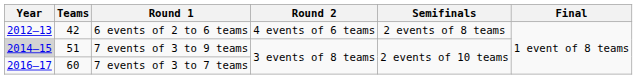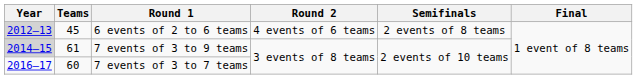(29, 30) no background -> (29, 30) lightgrey background
(73, 30) 42 -> (73, 30) 45
(73, 48) 51 -> (73, 48) 61
